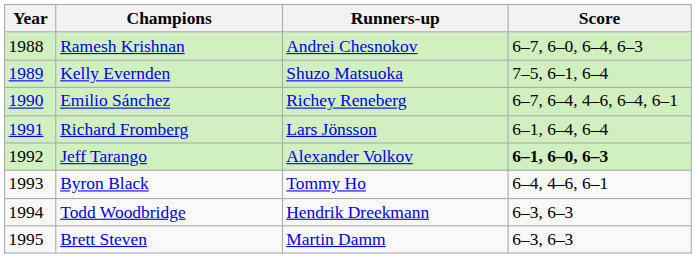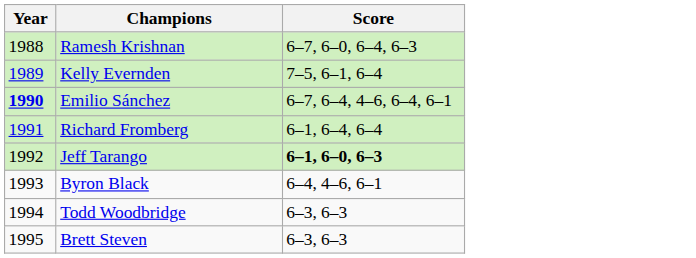- column: (395, 18)
(26, 101) normal -> (26, 101) bold
